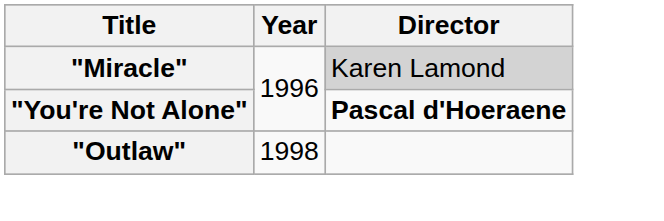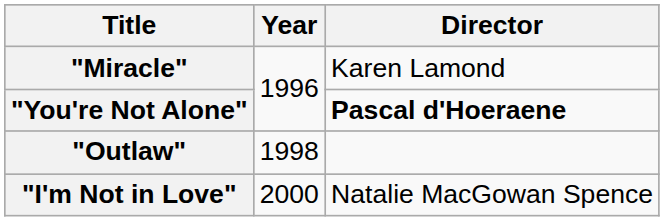(418, 67) lightgrey background -> (418, 67) no background
+ row: (129, 194)
